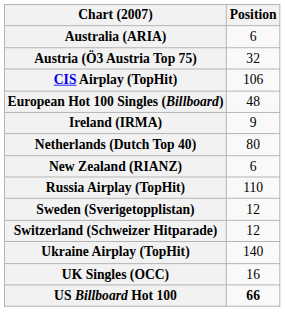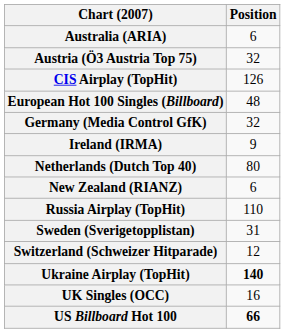(253, 79) 106 -> (253, 79) 126
+ row: (115, 123)
(253, 209) 12 -> (253, 230) 31
(253, 252) normal -> (253, 274) bold
